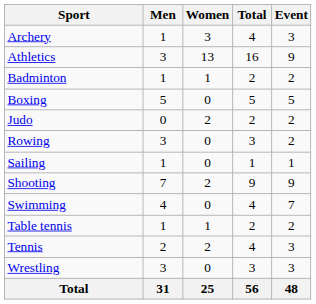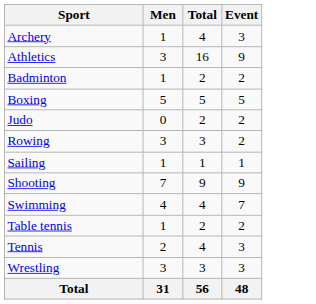- column: (207, 15)
